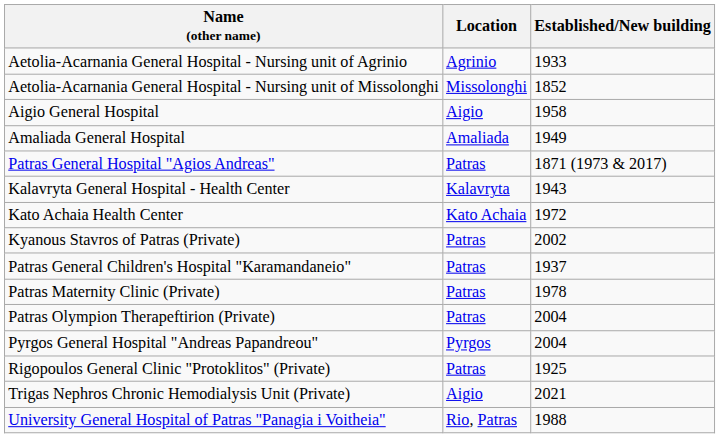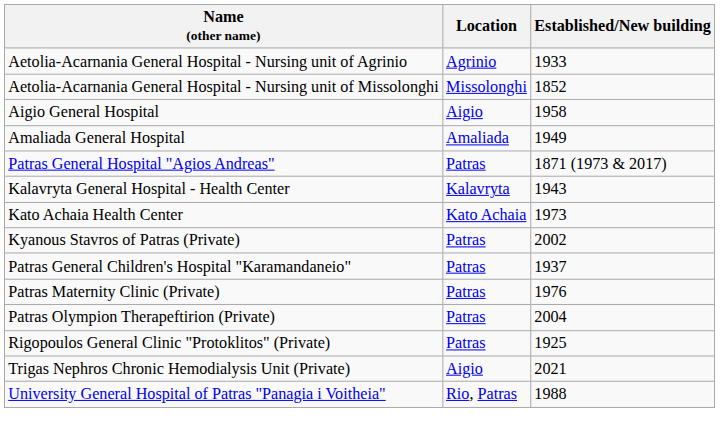(550, 214) 1972 -> (550, 214) 1973
(550, 291) 1978 -> (550, 291) 1976
- row: (163, 343)
